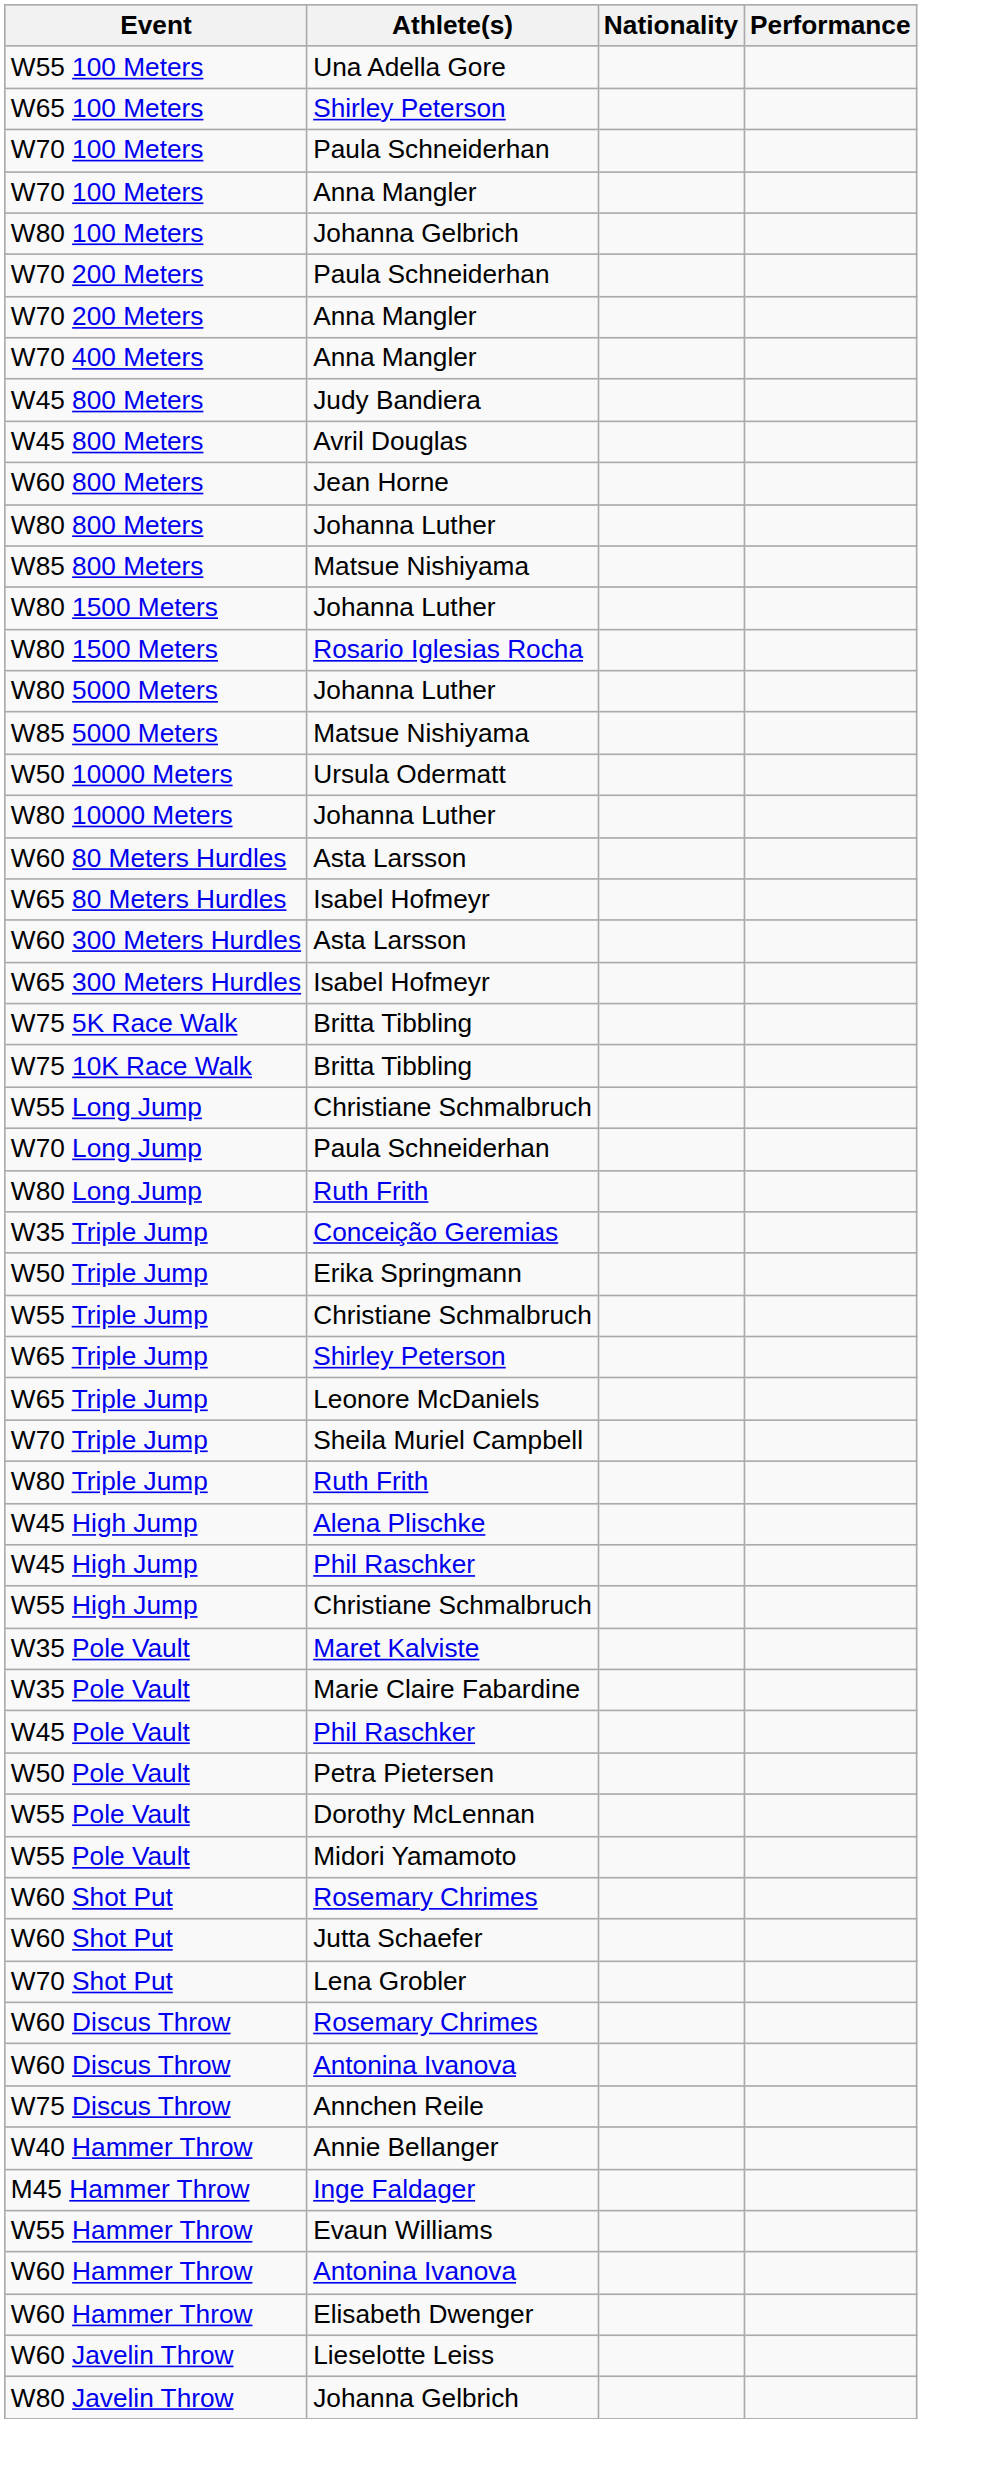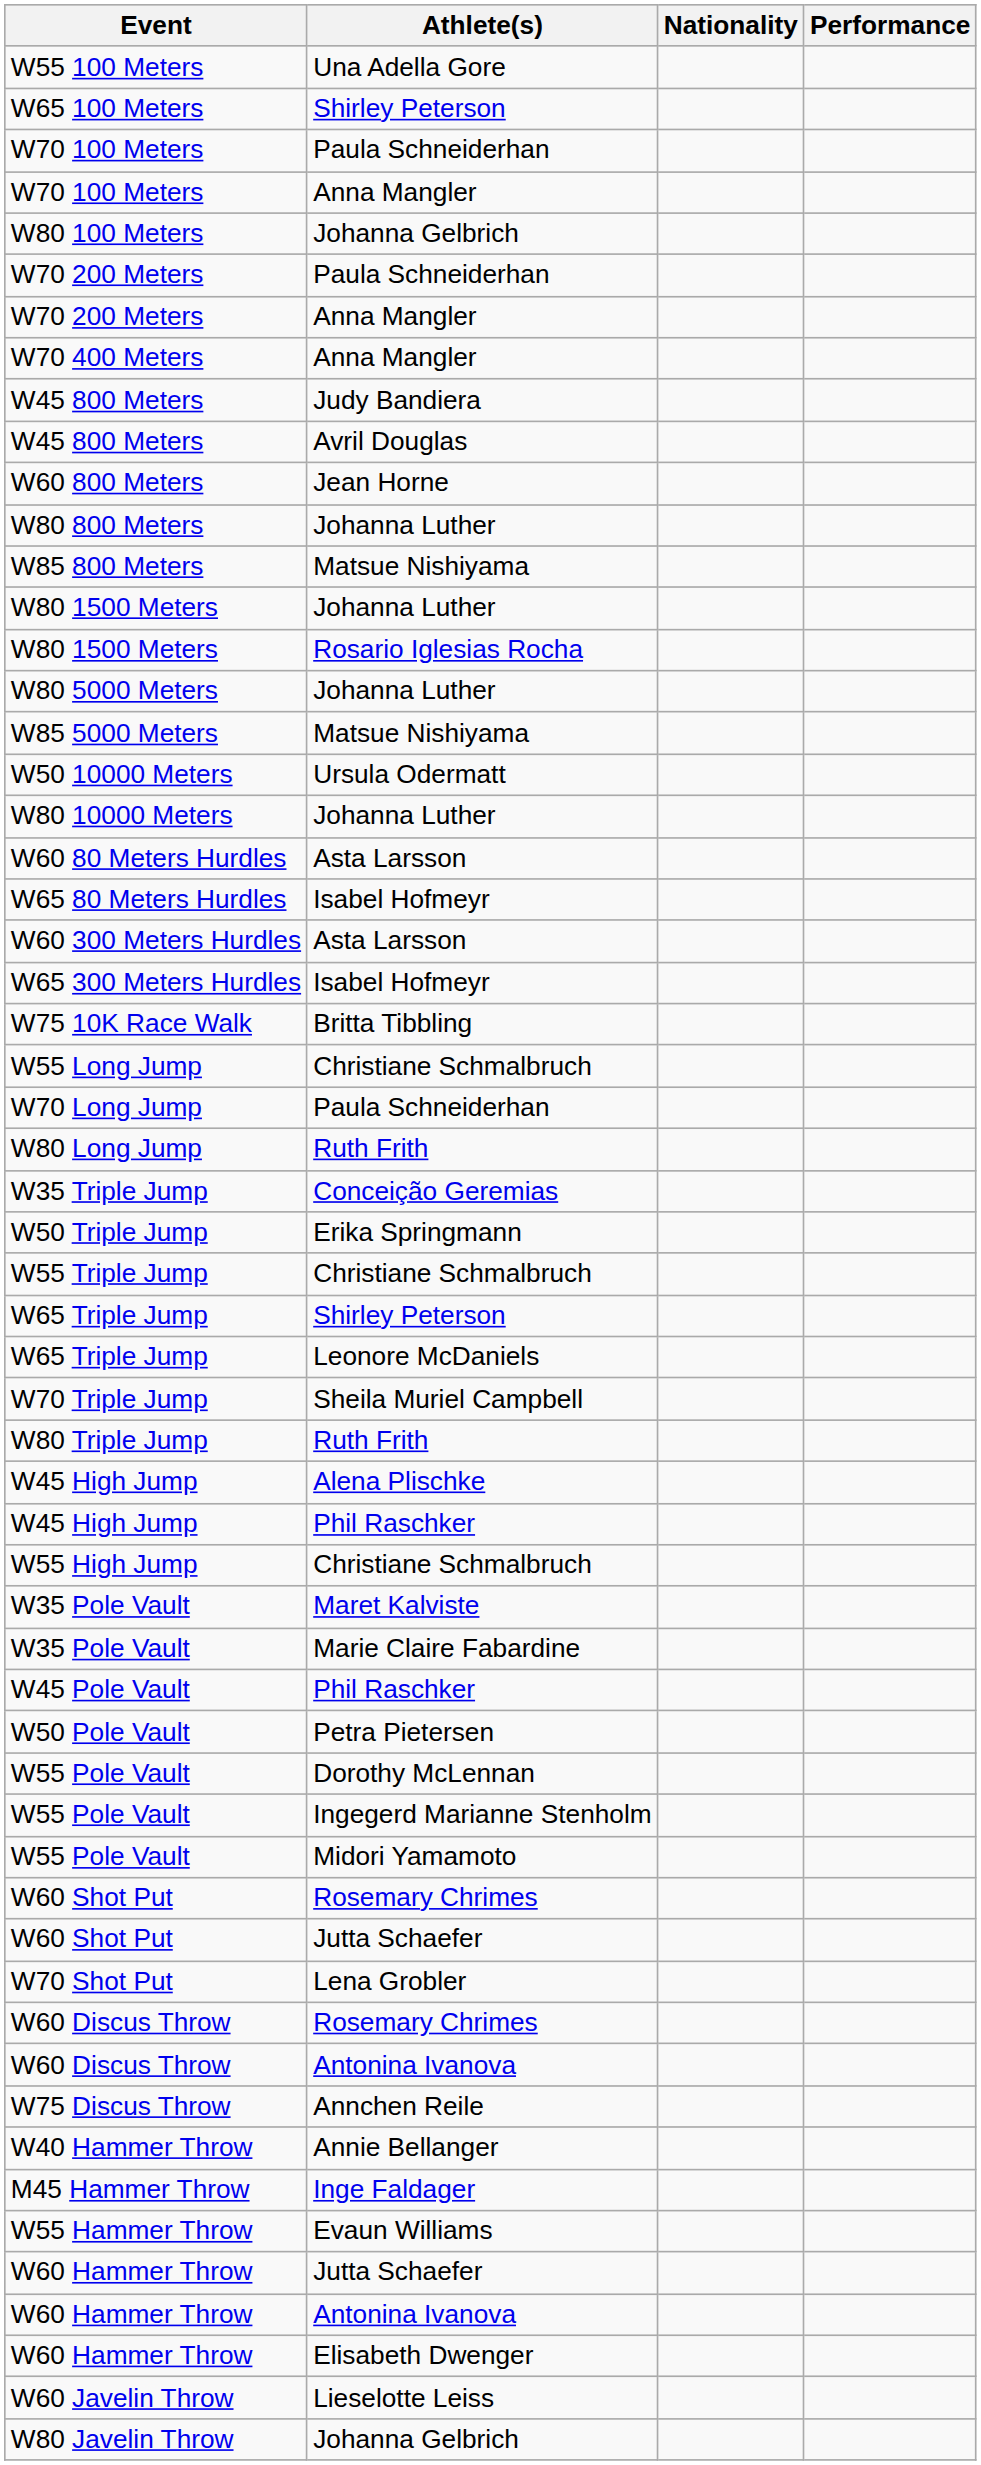- row: (124, 1024)
+ row: (100, 1814)
+ row: (132, 2272)
